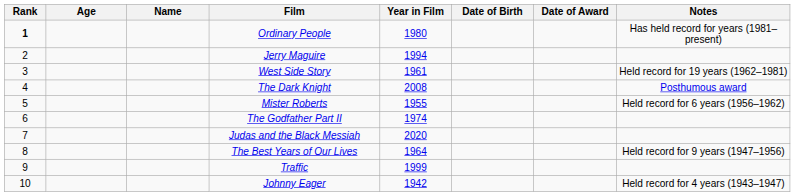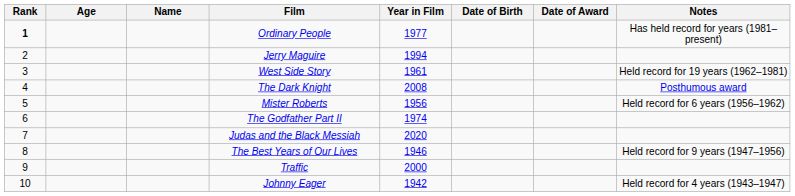(416, 34) 1980 -> (416, 34) 1977
(416, 103) 1955 -> (416, 103) 1956
(416, 151) 1964 -> (416, 151) 1946
(416, 167) 1999 -> (416, 167) 2000
